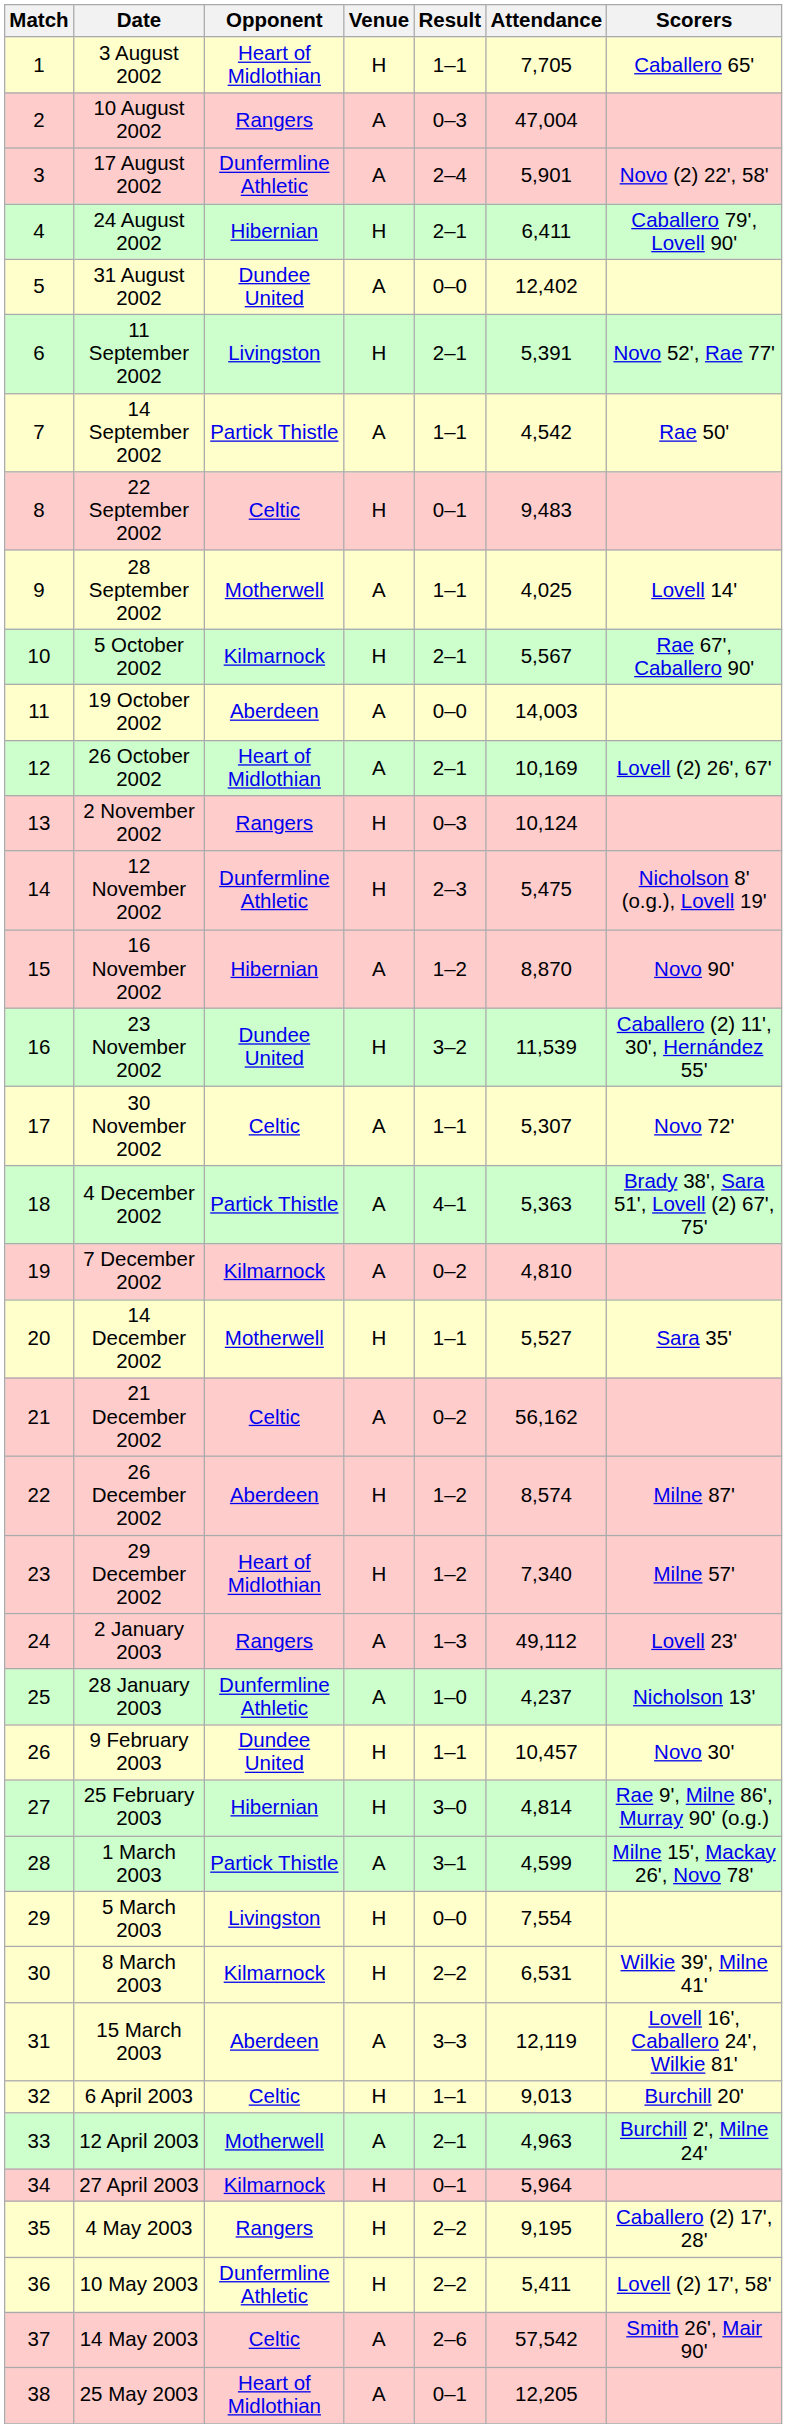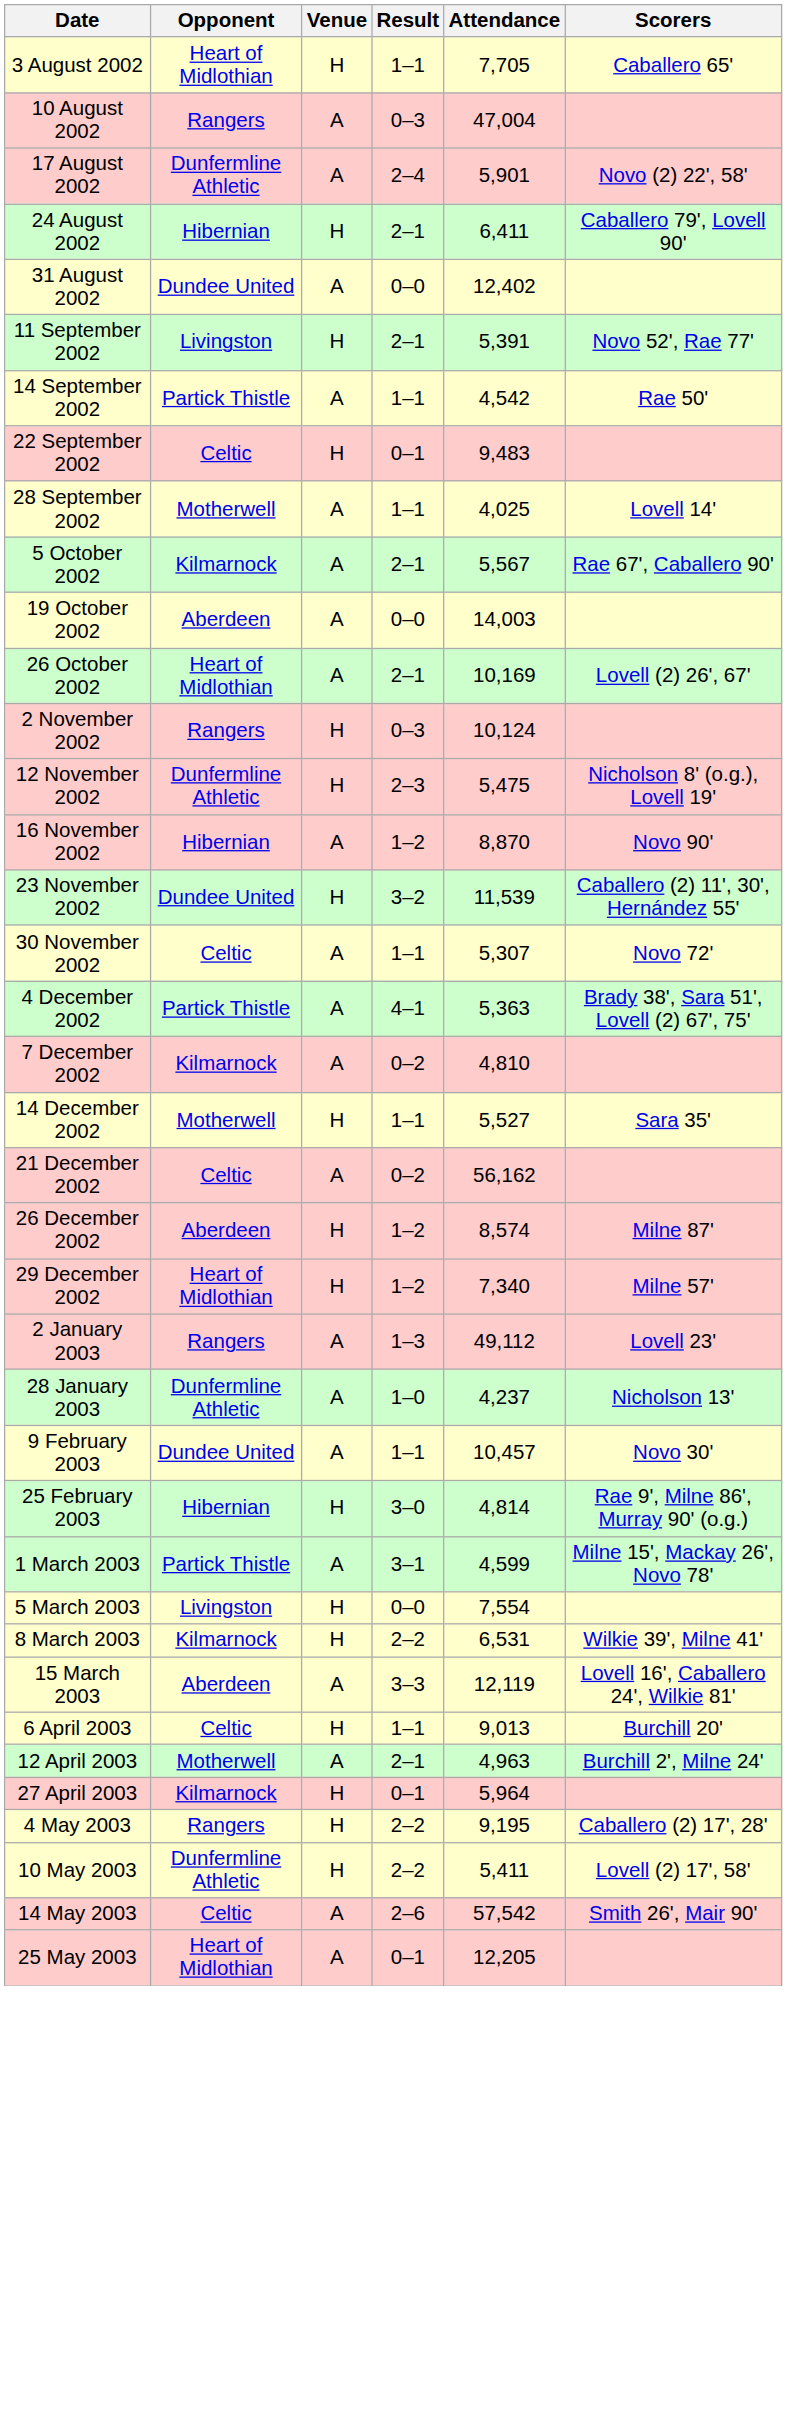- column: (39, 20)
(379, 656) H -> (337, 564) A
(379, 1752) H -> (337, 1452) A
